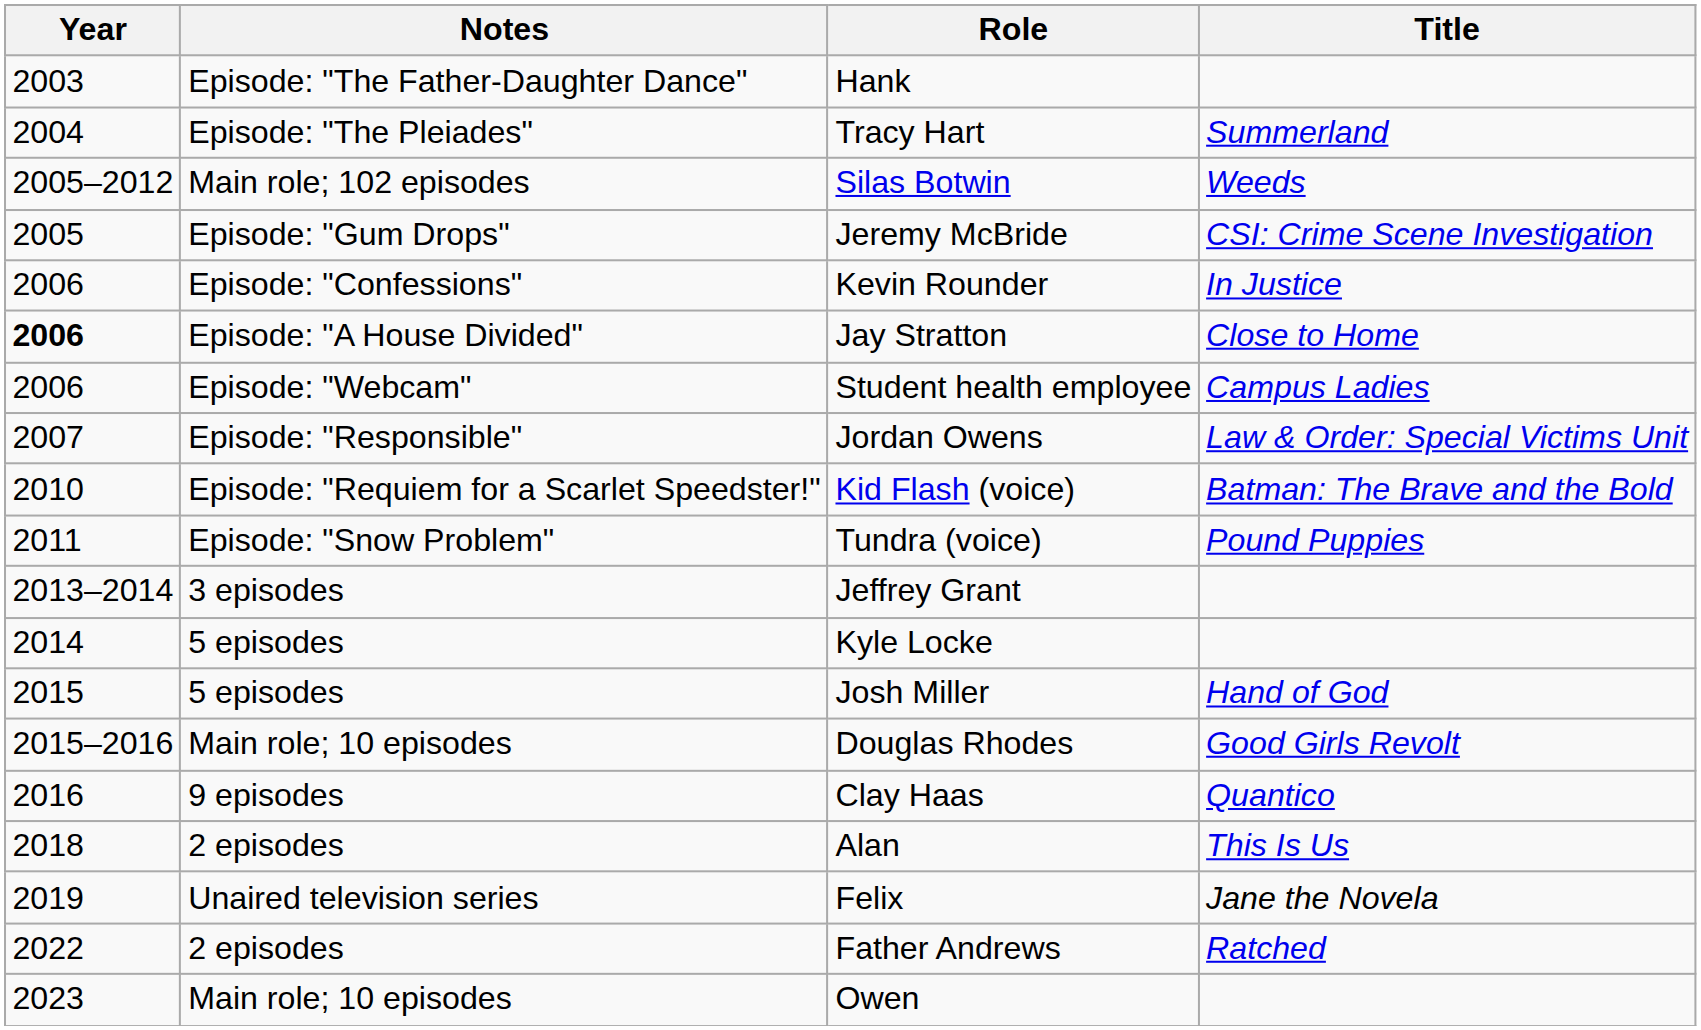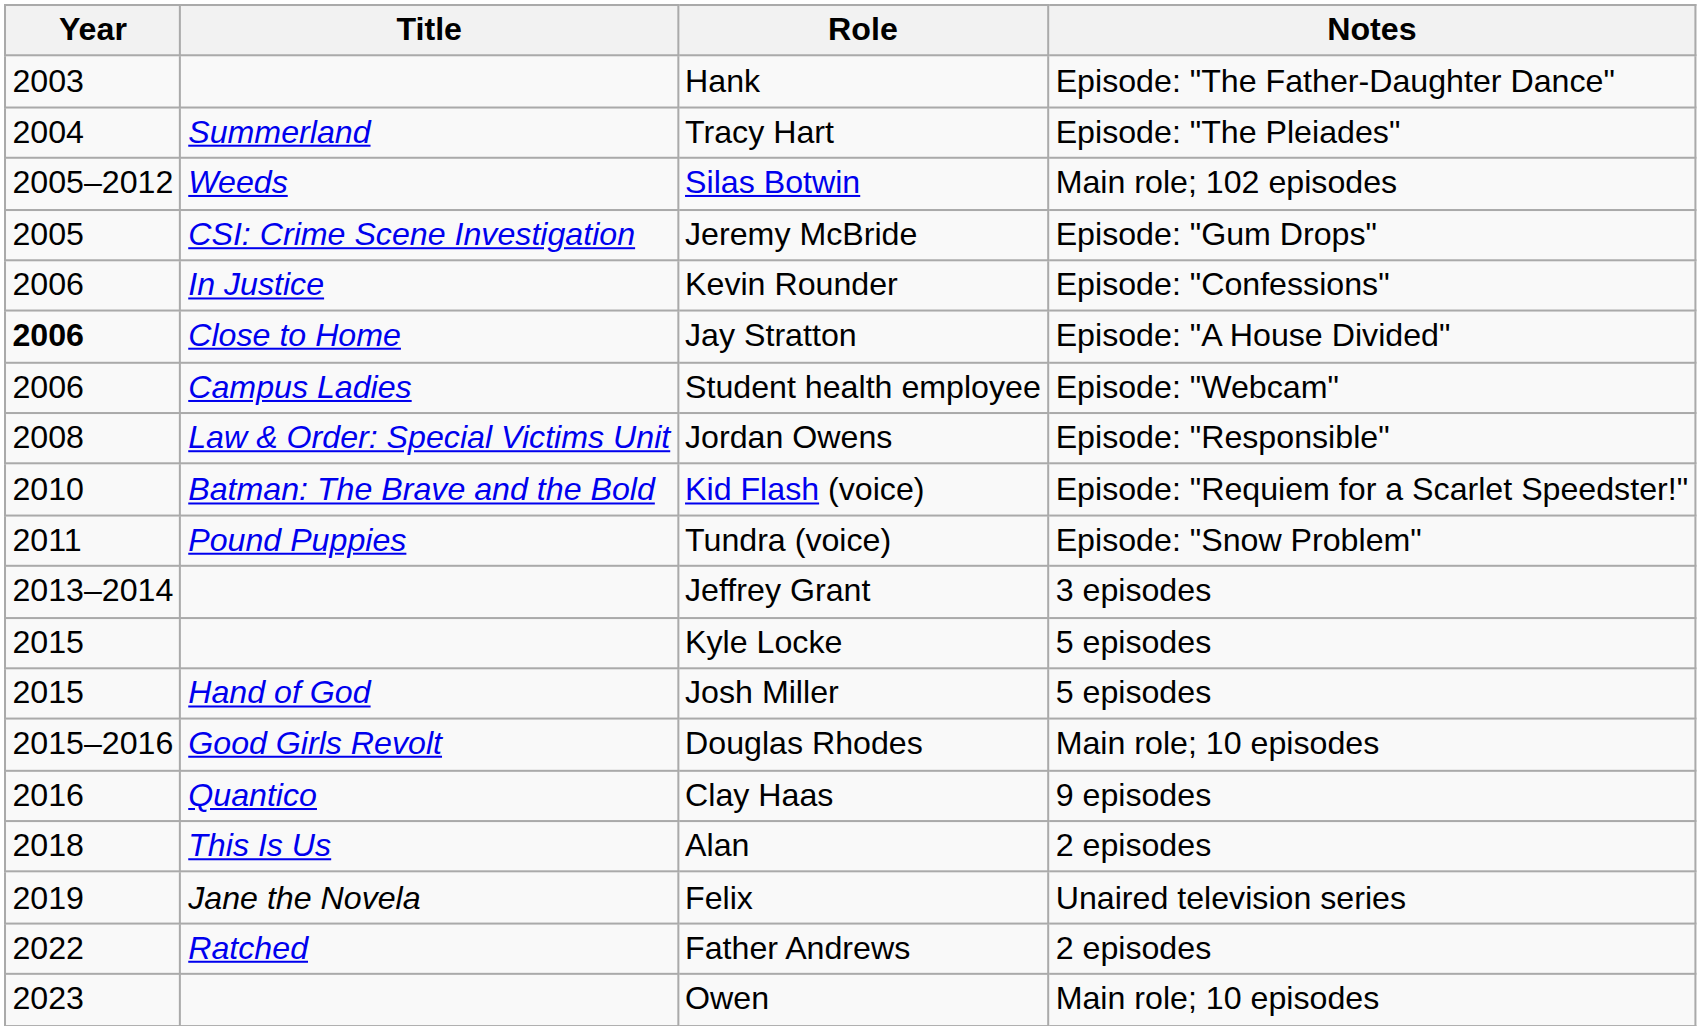columns swapped: (1447, 30) <-> (504, 30)
(48, 438) 2007 -> (48, 438) 2008
(48, 642) 2014 -> (48, 642) 2015
